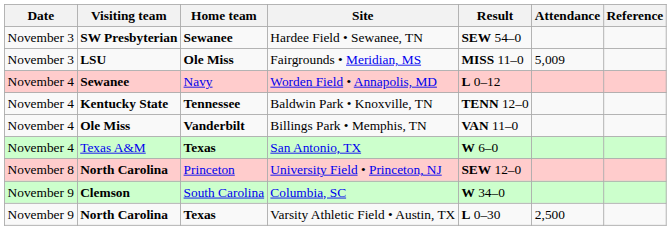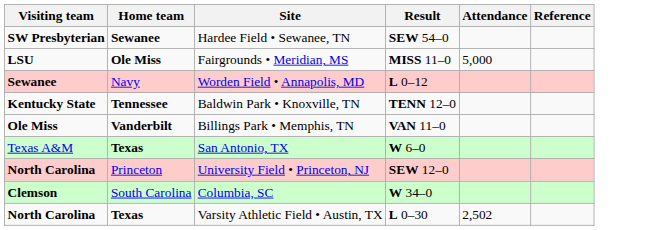- column: (41, 15)
(550, 59) 5,009 -> (477, 59) 5,000
(550, 214) 2,500 -> (477, 214) 2,502
